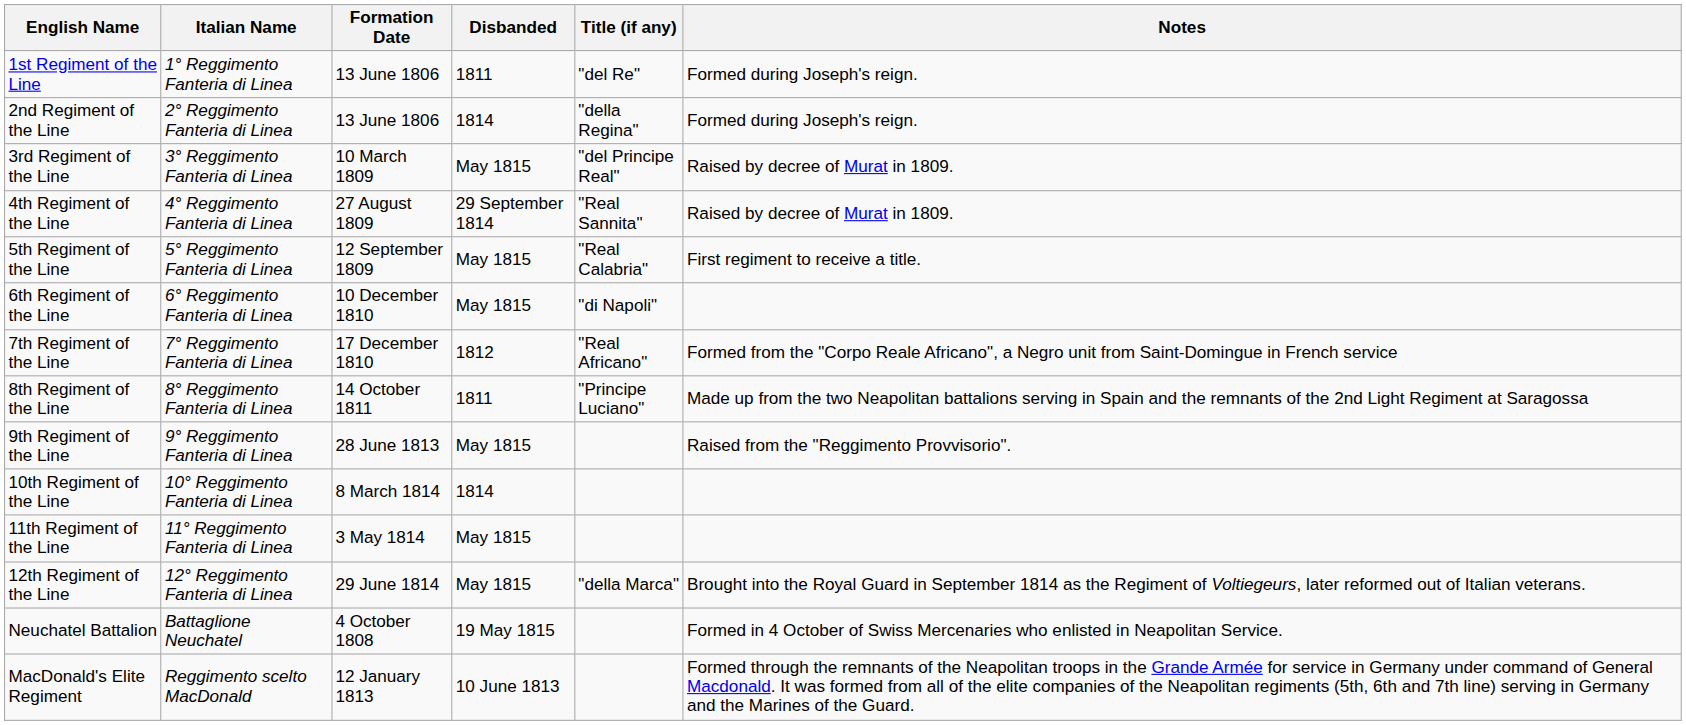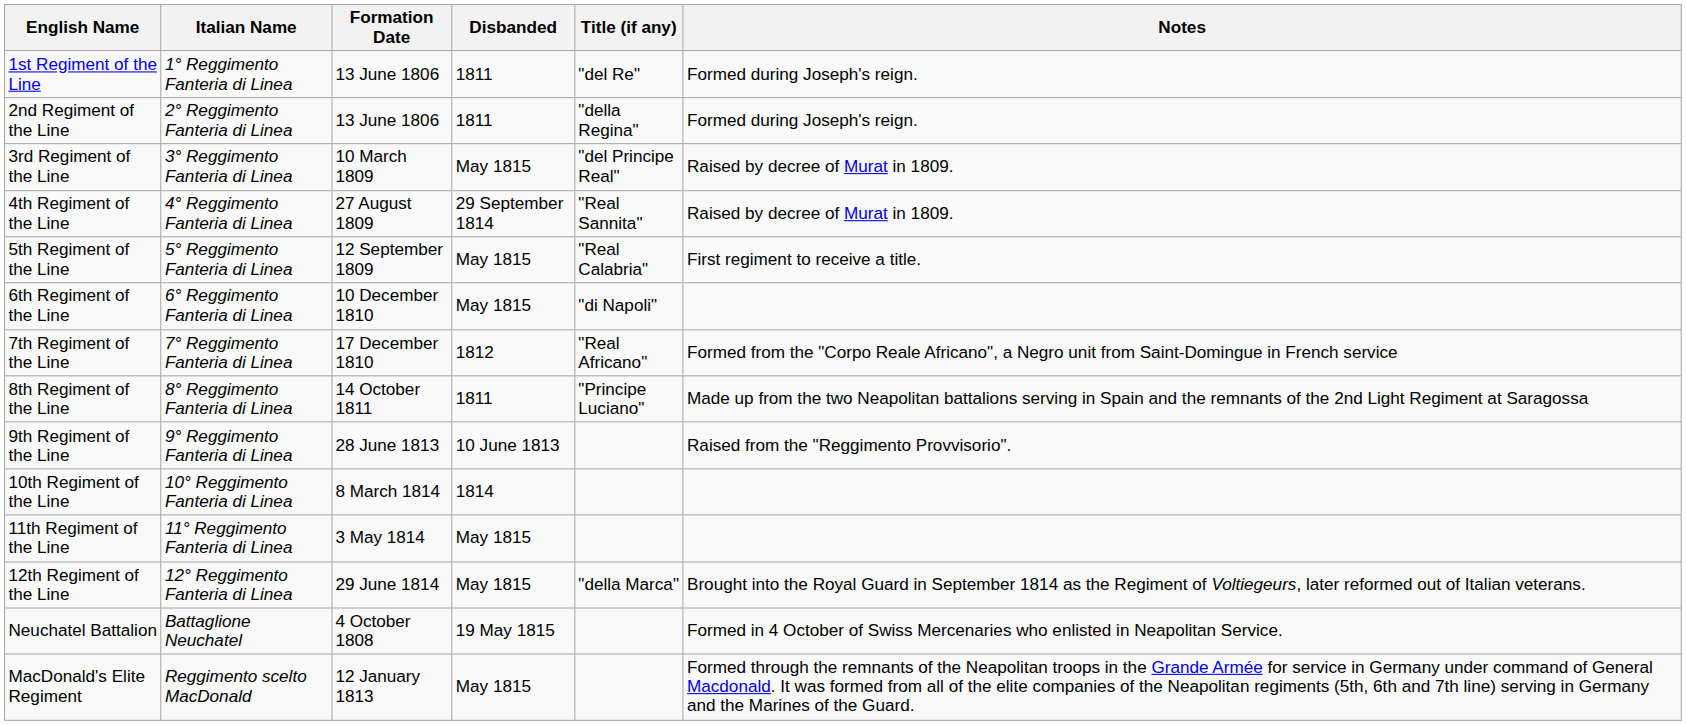(475, 120) 1814 -> (474, 120) 1811
(493, 445) May 1815 -> (508, 445) 10 June 1813
(508, 687) 10 June 1813 -> (493, 687) May 1815
